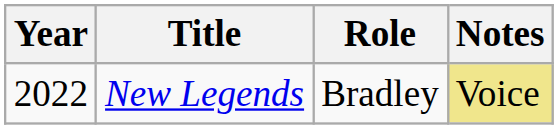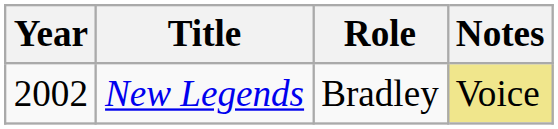(51, 92) 2022 -> (51, 92) 2002
